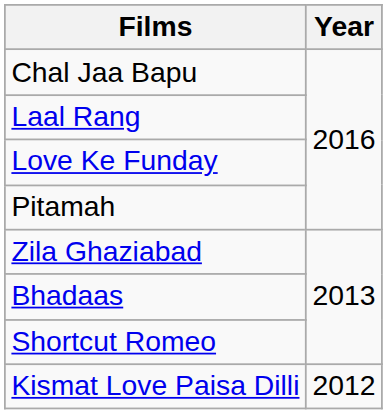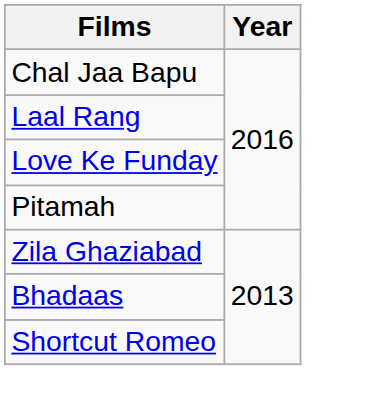- row: (155, 386)
